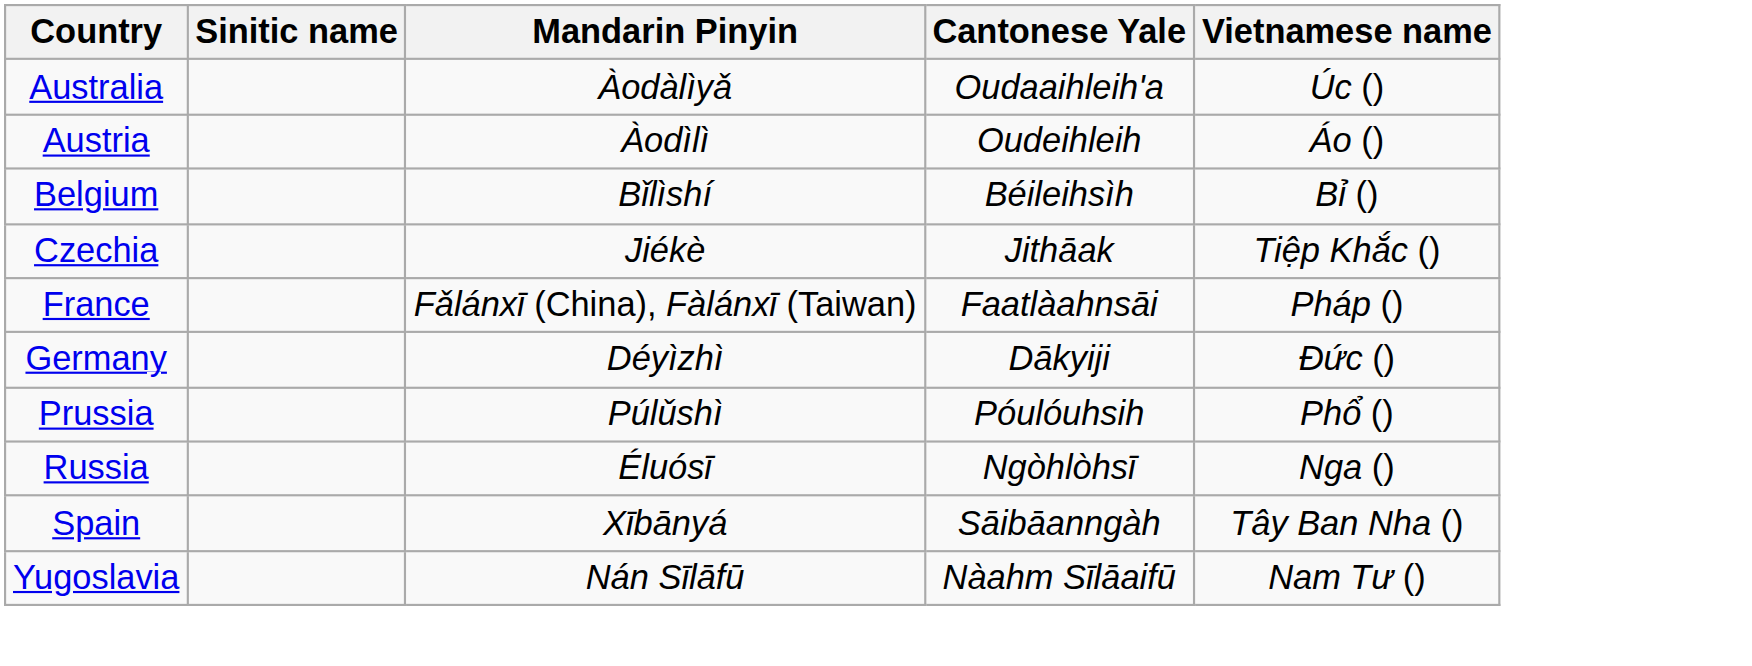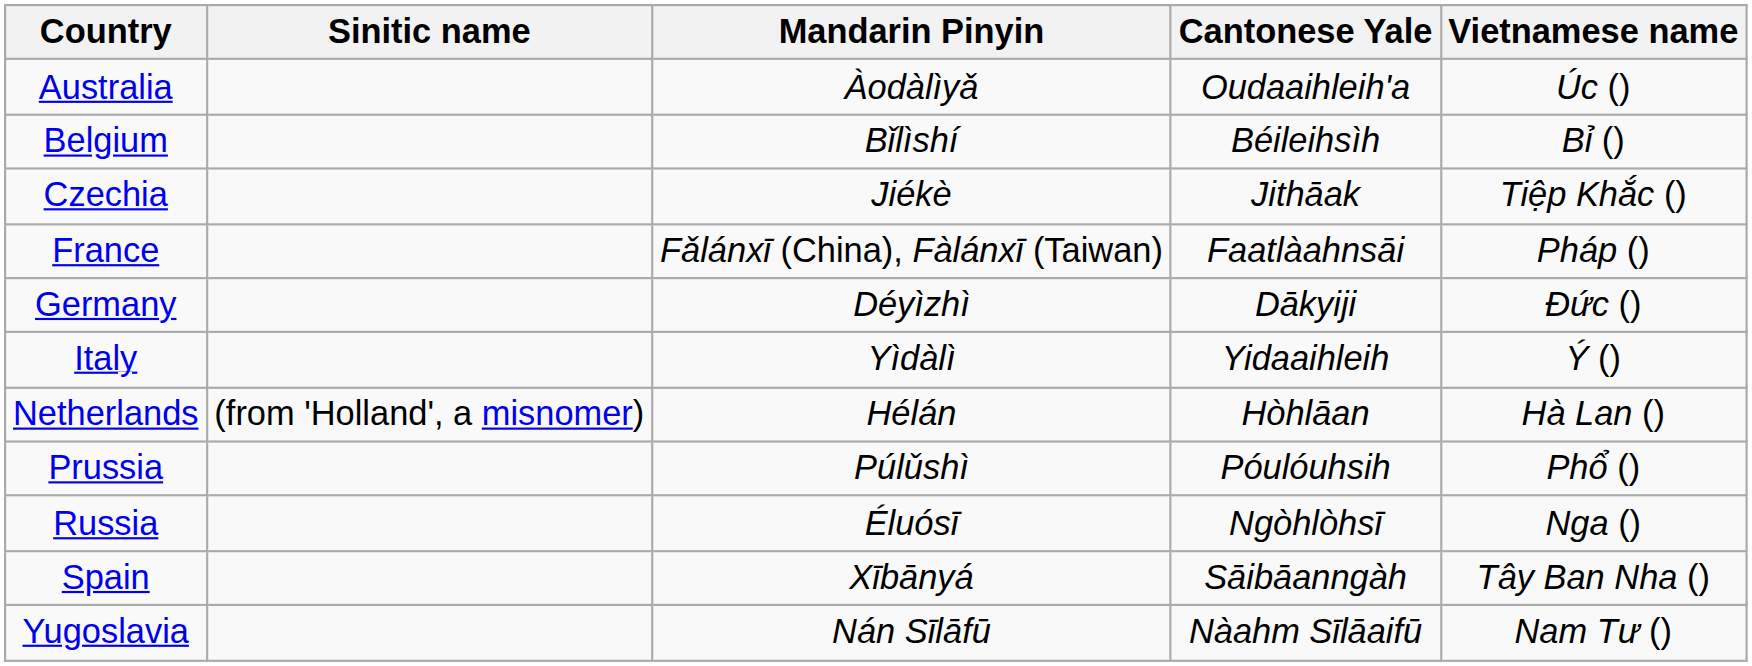- row: (96, 140)
+ row: (106, 359)
+ row: (106, 413)
